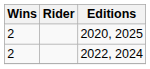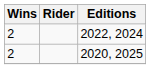rows swapped: (112, 53) <-> (112, 34)
